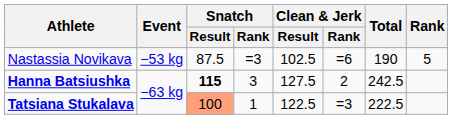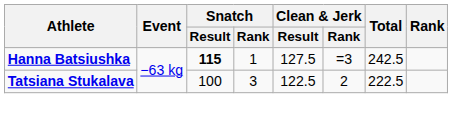- row: (70, 59)
(253, 82) 3 -> (253, 59) 1
(344, 82) 2 -> (344, 59) =3
(210, 104) lightsalmon background -> (210, 82) no background
(253, 104) 1 -> (253, 82) 3
(344, 104) =3 -> (344, 82) 2
